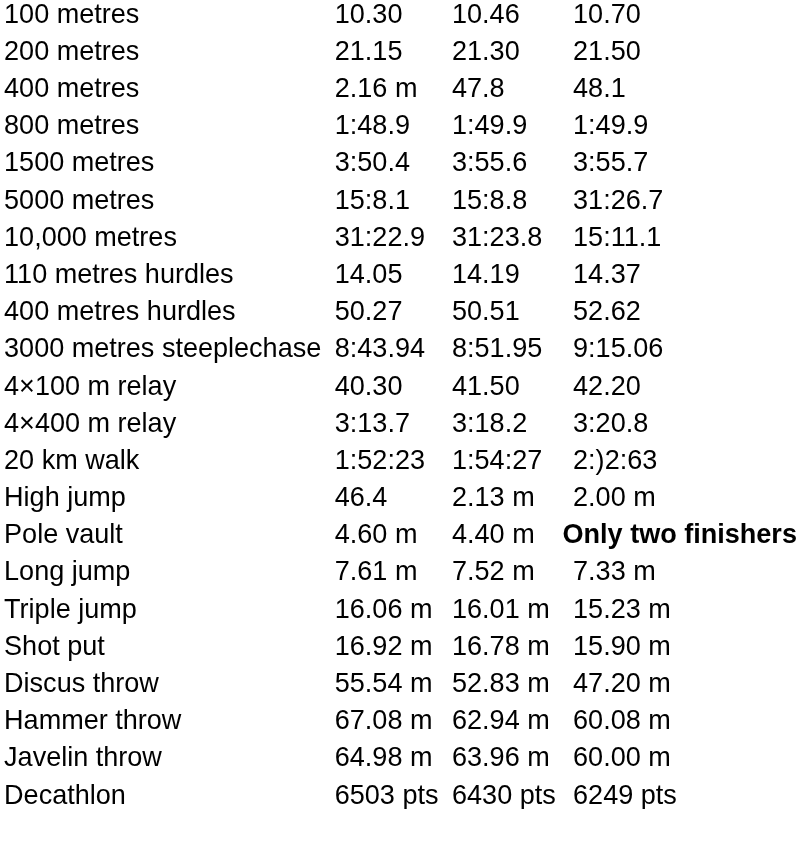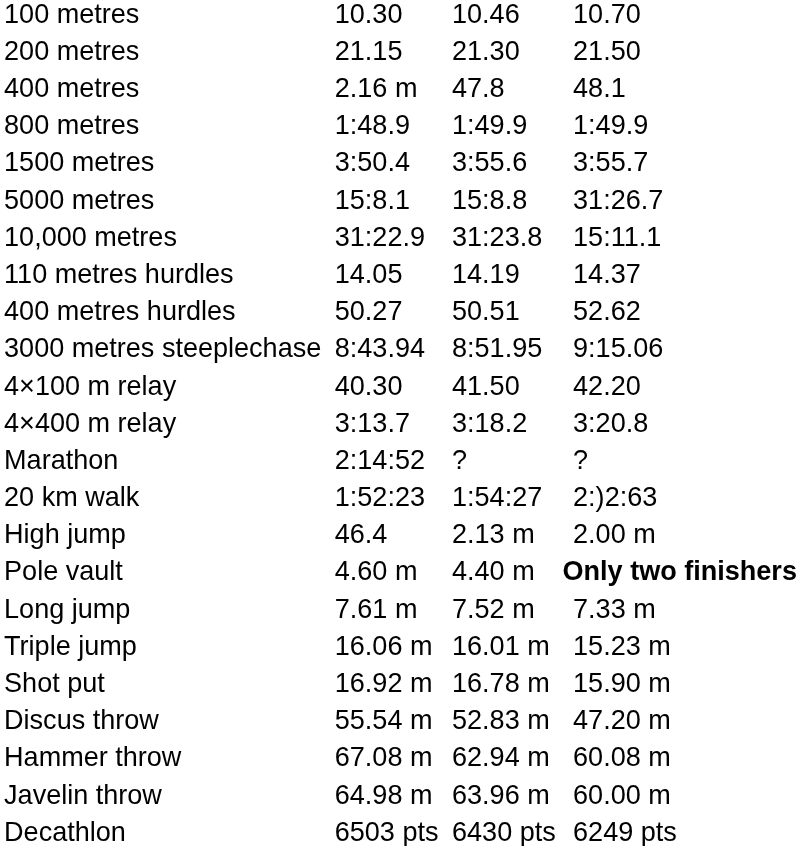+ row: (61, 460)
